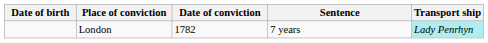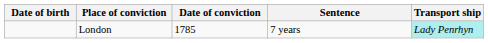(185, 29) 1782 -> (185, 29) 1785
